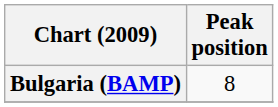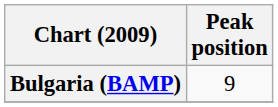(230, 83) 8 -> (230, 83) 9
